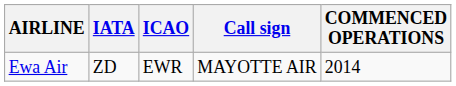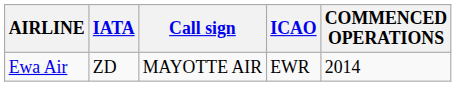columns swapped: (166, 28) <-> (257, 28)
